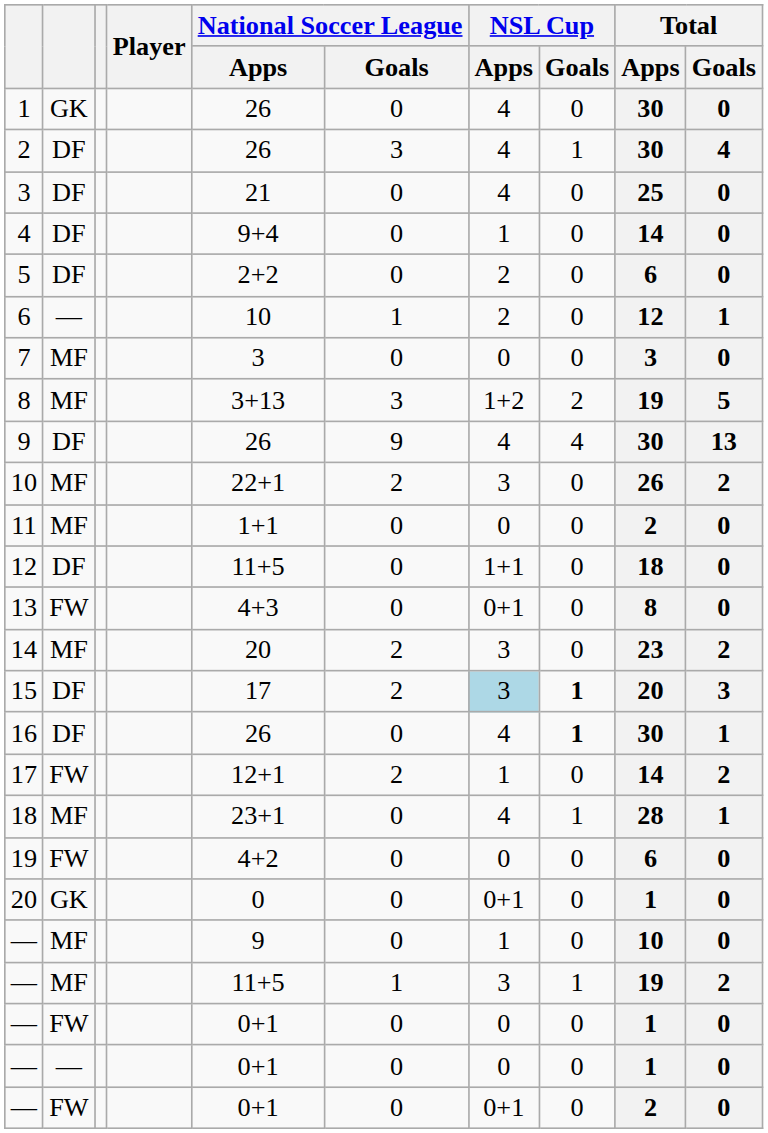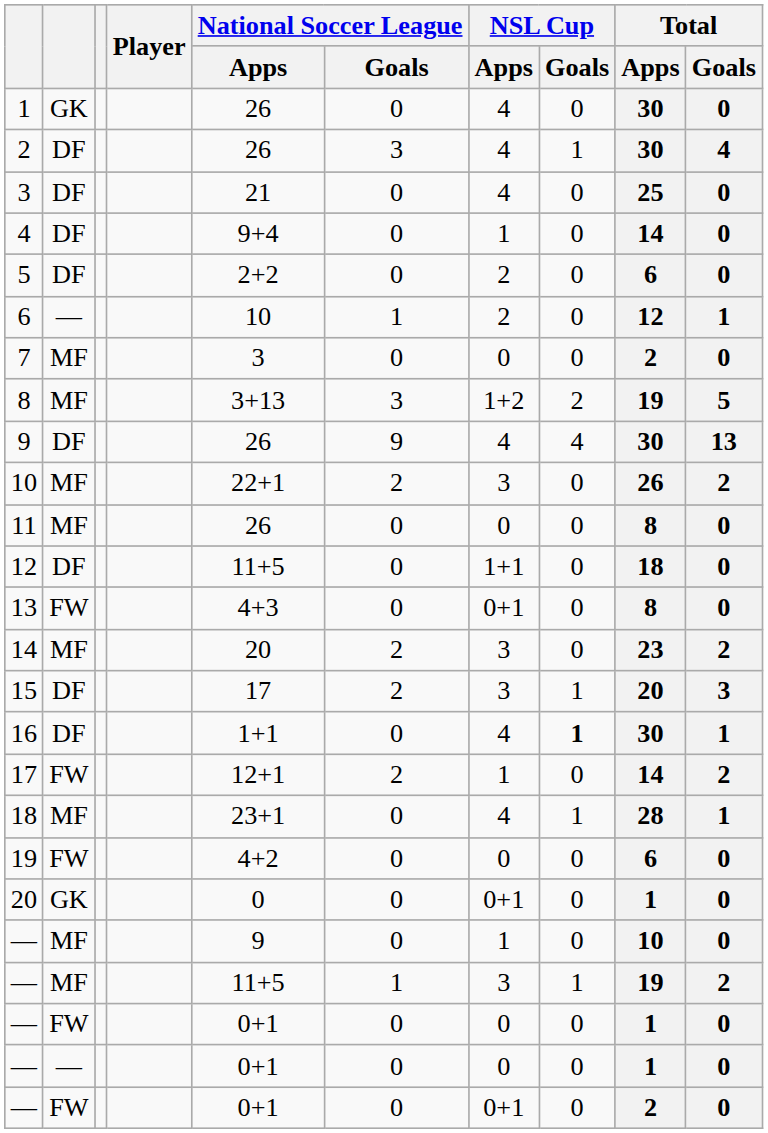(650, 358) 3 -> (650, 358) 2
(258, 524) 1+1 -> (258, 524) 26
(650, 524) 2 -> (650, 524) 8
(504, 691) lightblue background -> (504, 691) no background
(577, 691) bold -> (577, 691) normal
(258, 732) 26 -> (258, 732) 1+1
